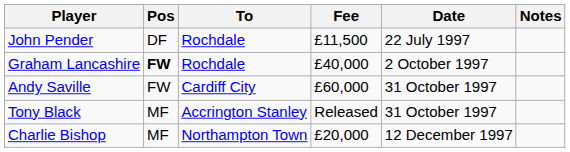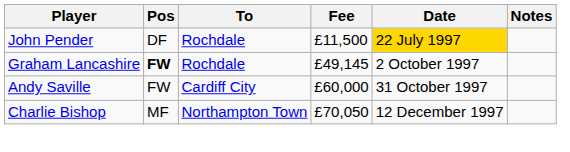(427, 40) no background -> (418, 40) gold background
(342, 64) £40,000 -> (342, 64) £49,145
- row: (44, 111)
(342, 135) £20,000 -> (342, 111) £70,050
